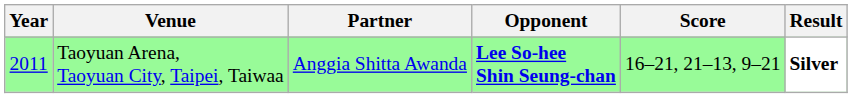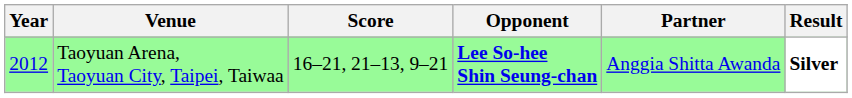columns swapped: (380, 20) <-> (703, 20)
(29, 64) 2011 -> (29, 64) 2012
